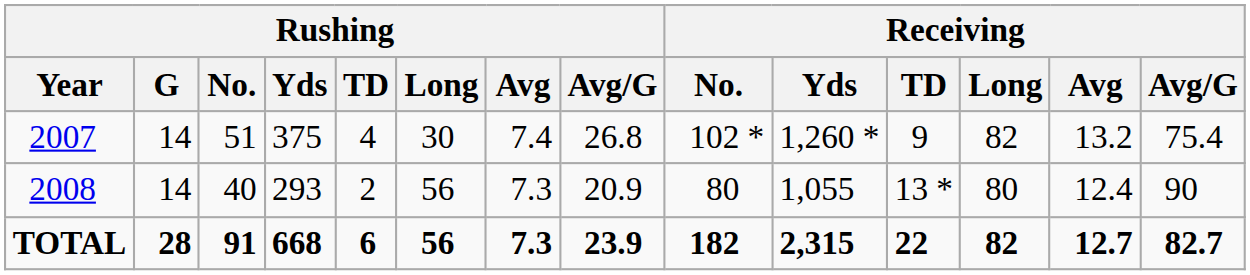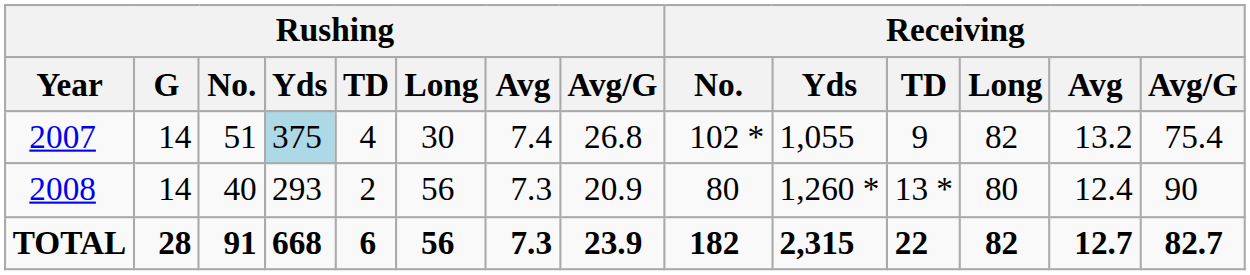(297, 136) no background -> (297, 136) lightblue background
(829, 136) 1,260 * -> (817, 136) 1,055
(817, 189) 1,055 -> (829, 189) 1,260 *
